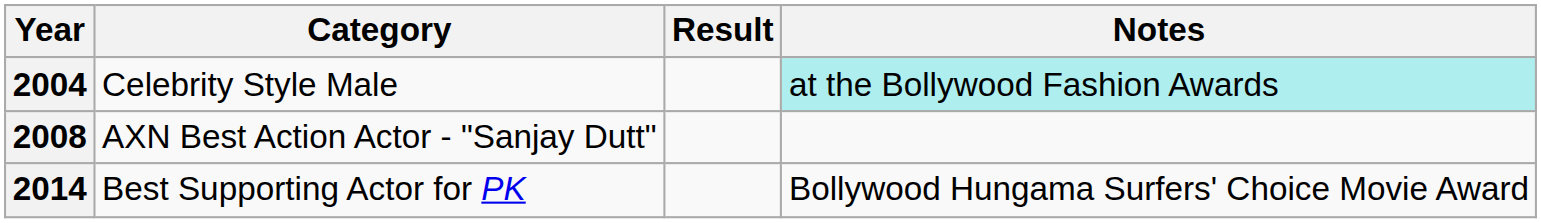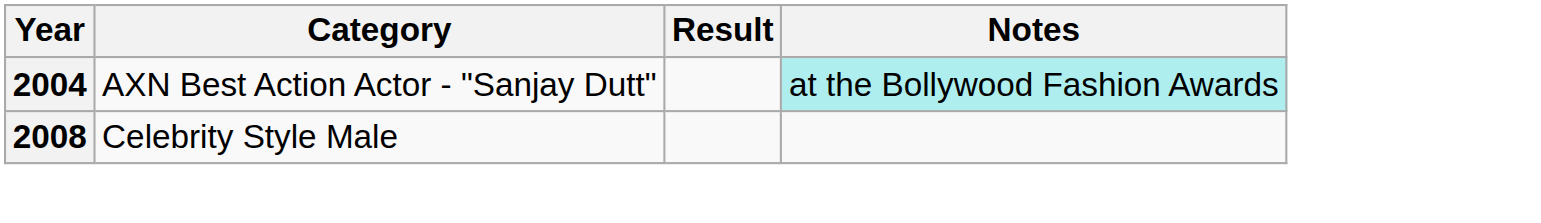(250, 83) Celebrity Style Male -> (379, 83) AXN Best Action Actor - "Sanjay Dutt"
(379, 136) AXN Best Action Actor - "Sanjay Dutt" -> (250, 136) Celebrity Style Male
- row: (50, 189)
